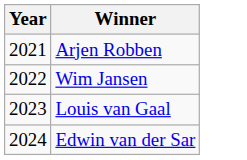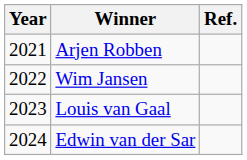+ column: (221, 19)
